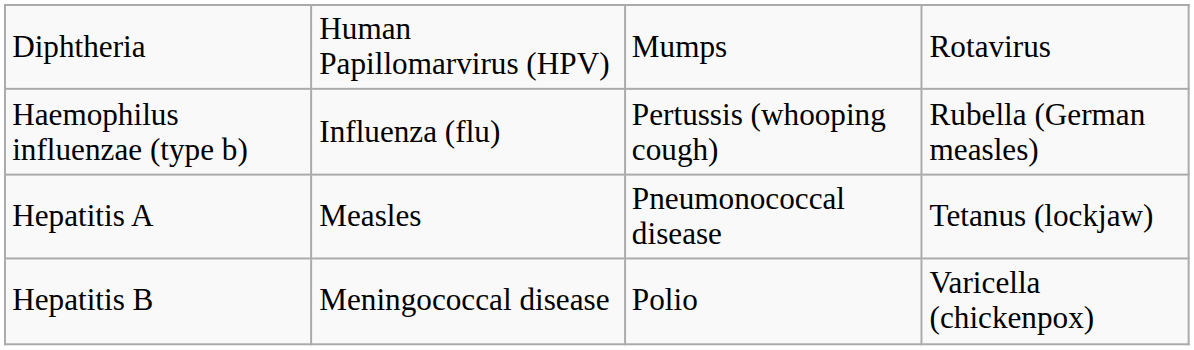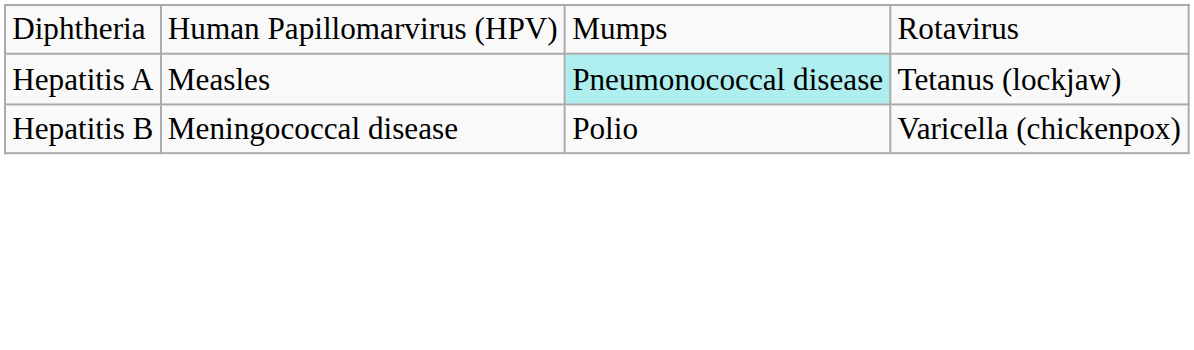- row: (130, 131)
(738, 215) no background -> (728, 78) paleturquoise background
